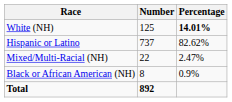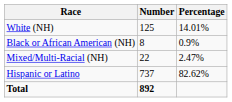(195, 27) bold -> (194, 27) normal
rows swapped: (71, 74) <-> (43, 43)
